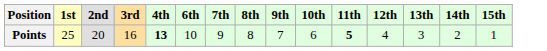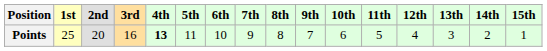+ column: (191, 14)
(349, 35) bold -> (379, 35) normal
